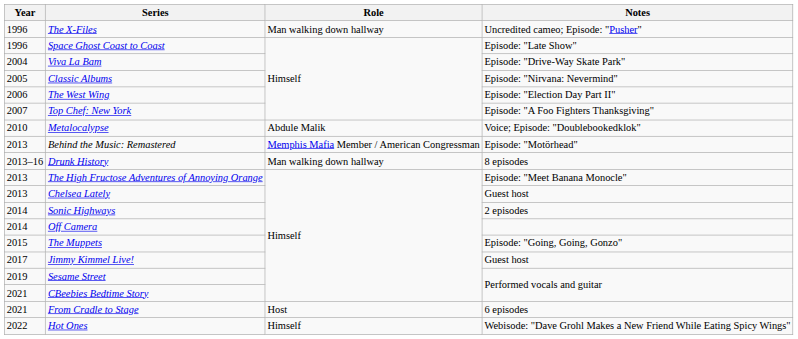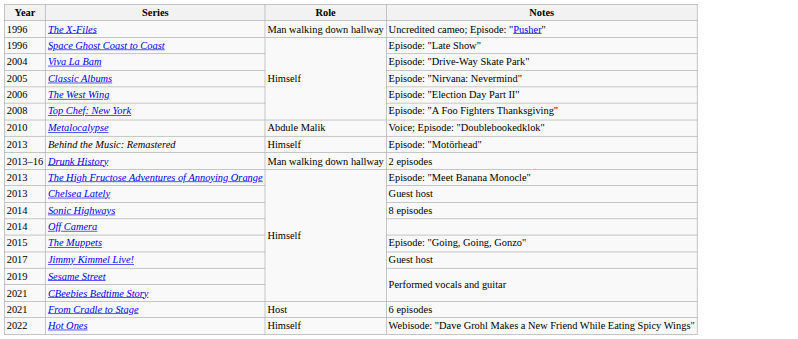(17, 111) 2007 -> (17, 111) 2008
(374, 144) Memphis Mafia Member / American Congressman -> (284, 144) Himself
(506, 161) 8 episodes -> (410, 161) 2 episodes
(506, 210) 2 episodes -> (410, 210) 8 episodes
